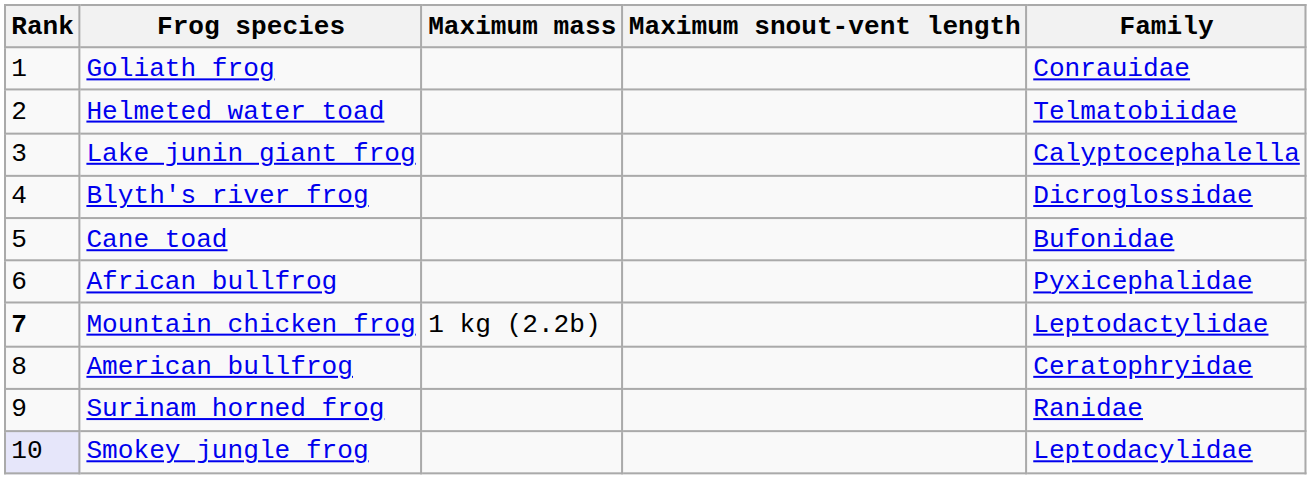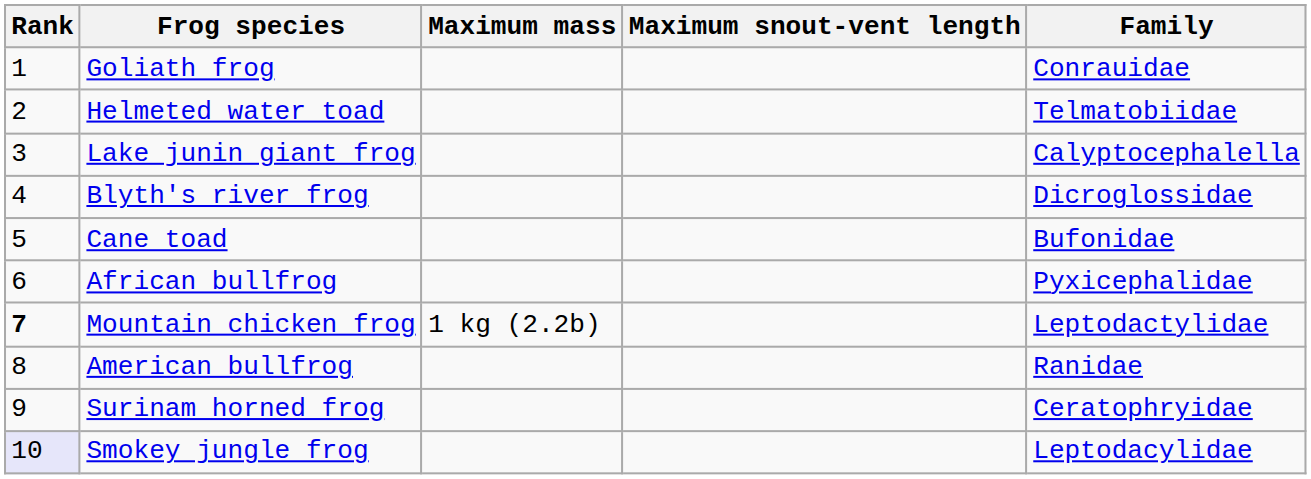(1143, 367) Ceratophryidae -> (1088, 367) Ranidae
(1088, 410) Ranidae -> (1143, 410) Ceratophryidae
